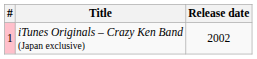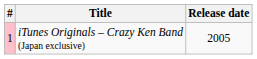(219, 38) 2002 -> (219, 38) 2005
